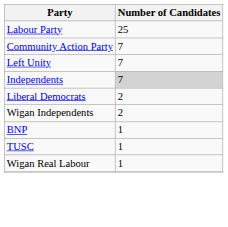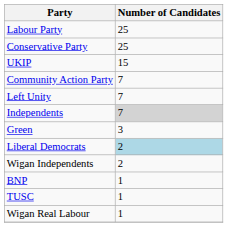+ row: (47, 46)
+ row: (19, 63)
+ row: (20, 130)
(120, 96) no background -> (120, 146) lightblue background
